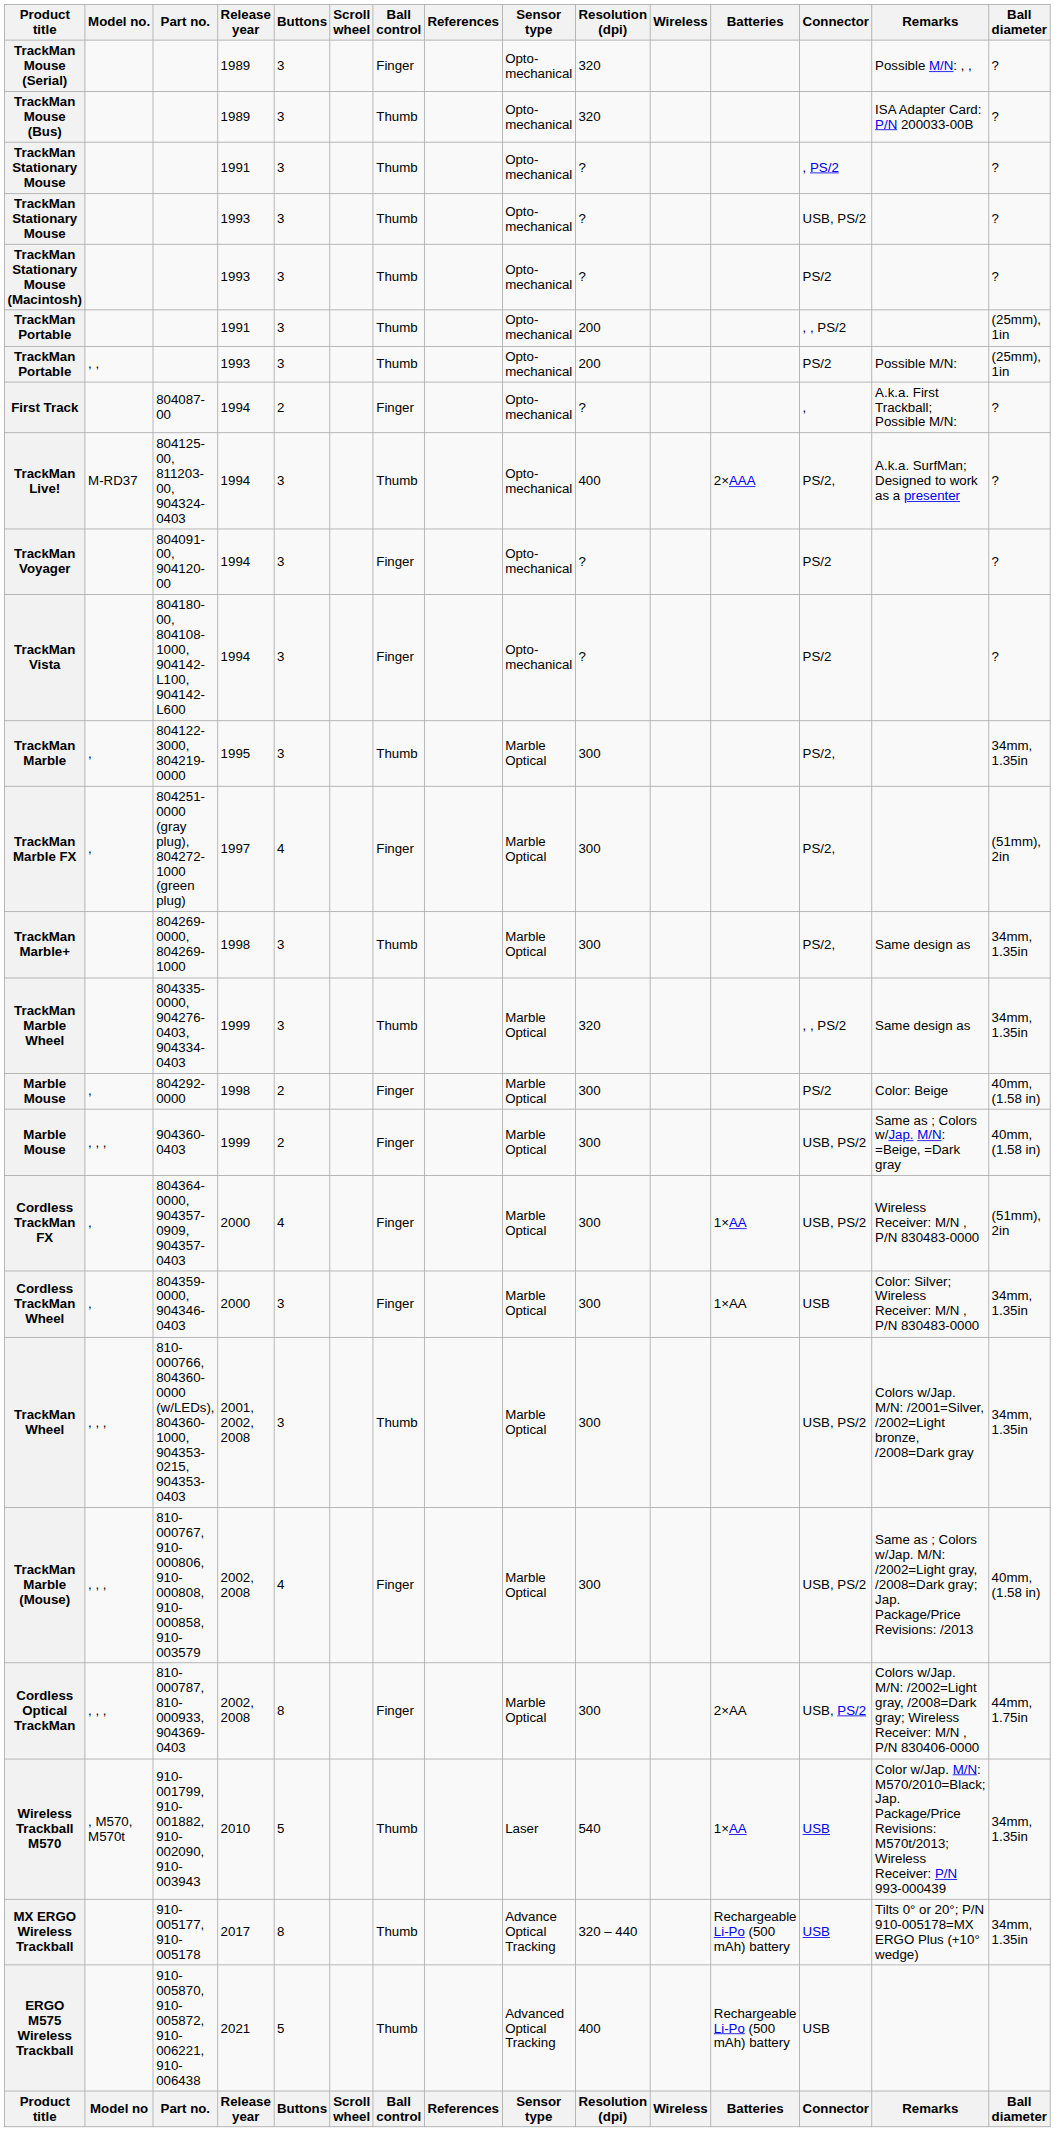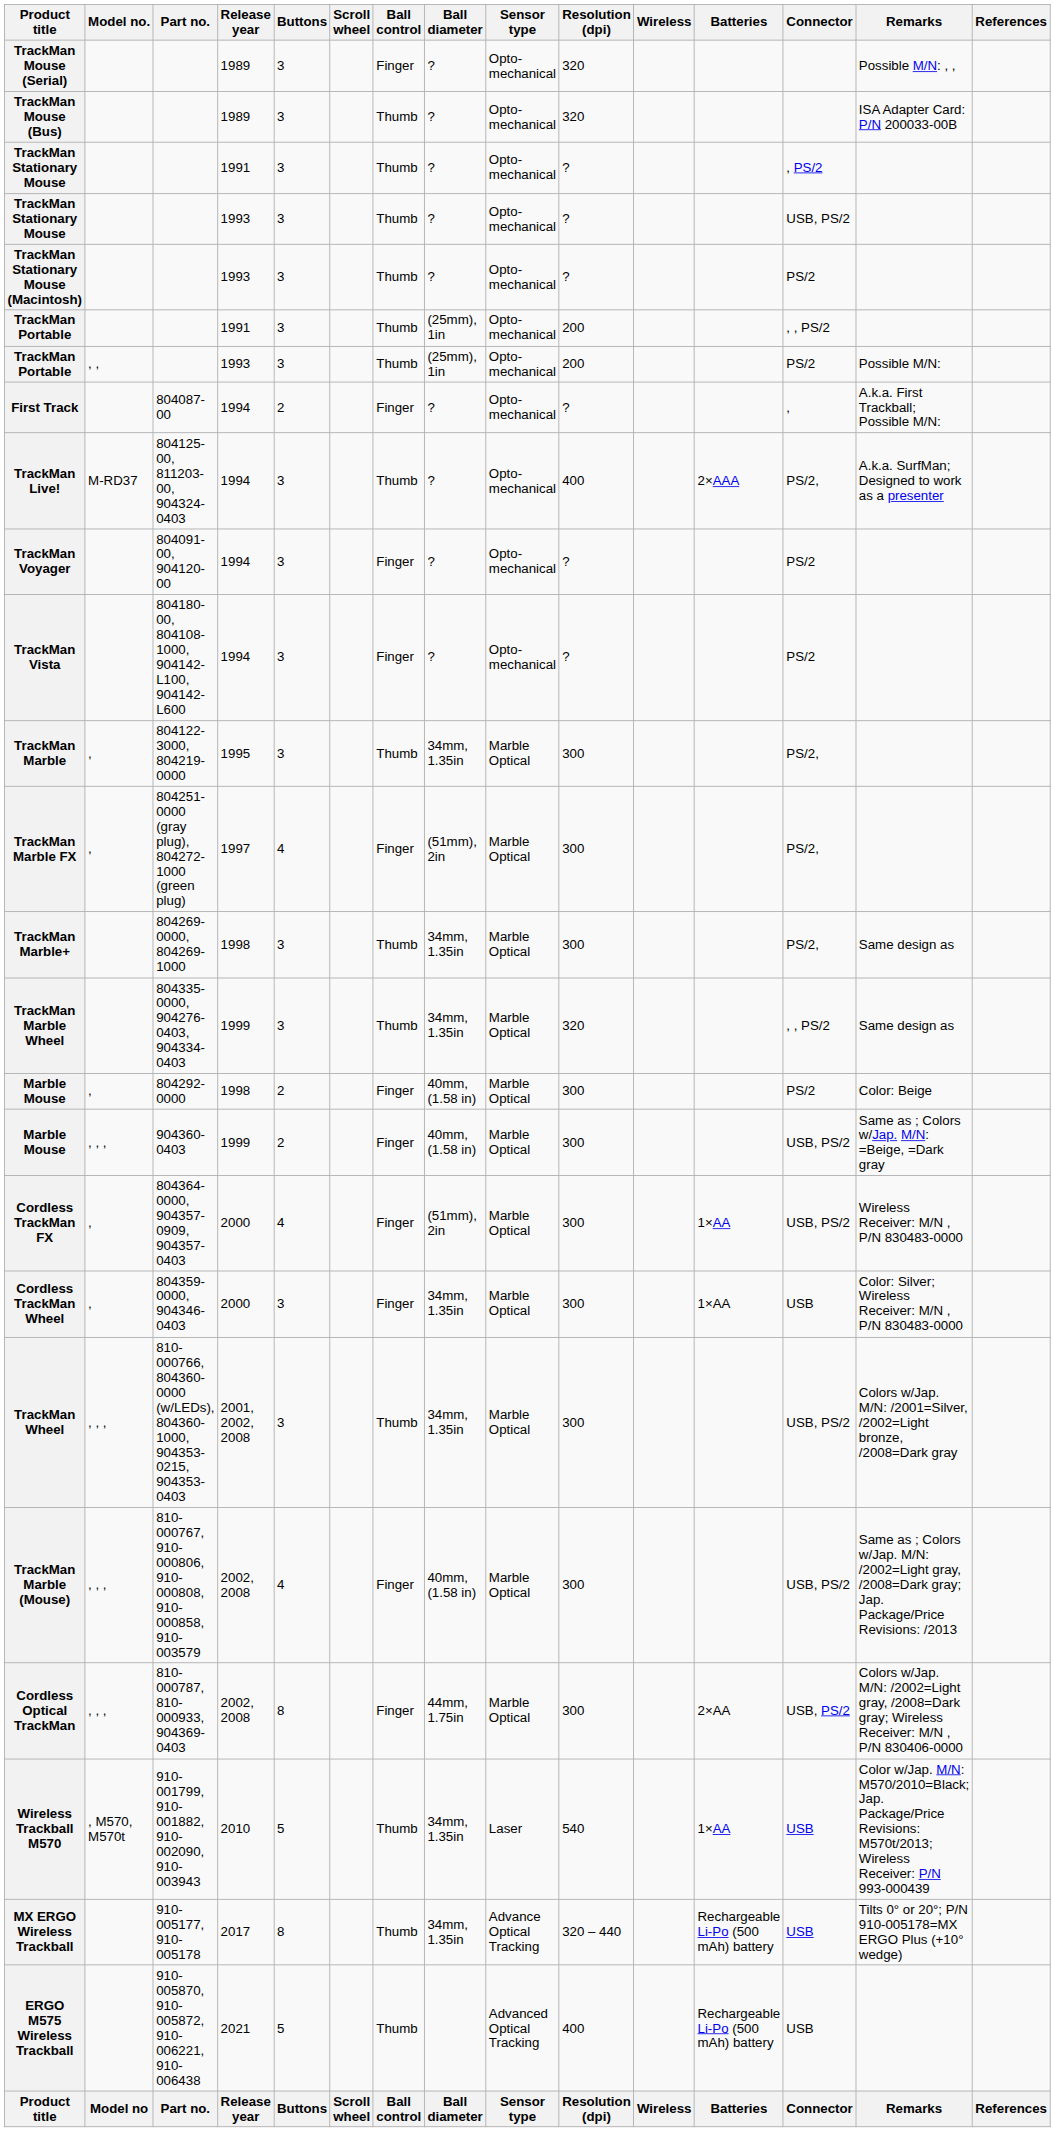columns swapped: (1019, 22) <-> (463, 22)
